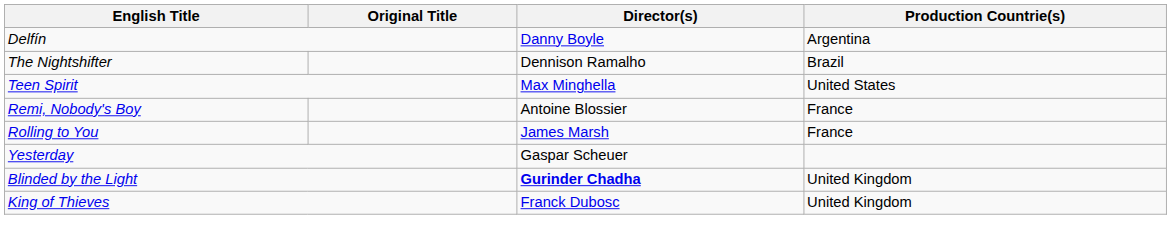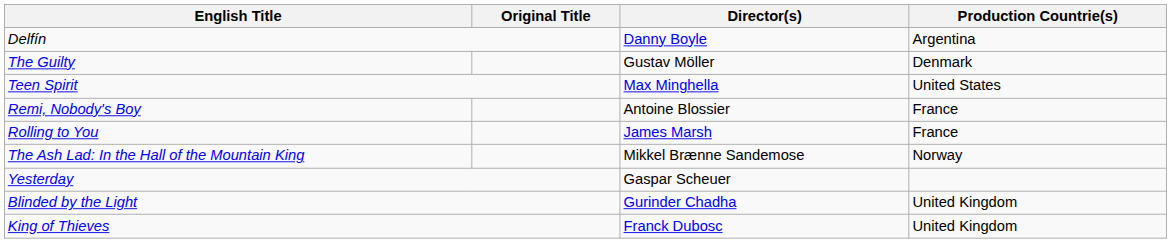- row: (60, 62)
+ row: (41, 62)
+ row: (156, 156)
(581, 179) bold -> (680, 202) normal
